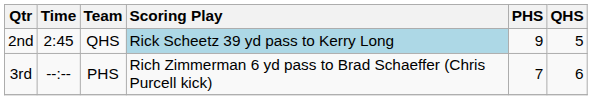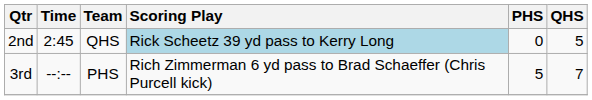(539, 41) 9 -> (539, 41) 0
(539, 74) 7 -> (539, 74) 5
(579, 74) 6 -> (579, 74) 7
